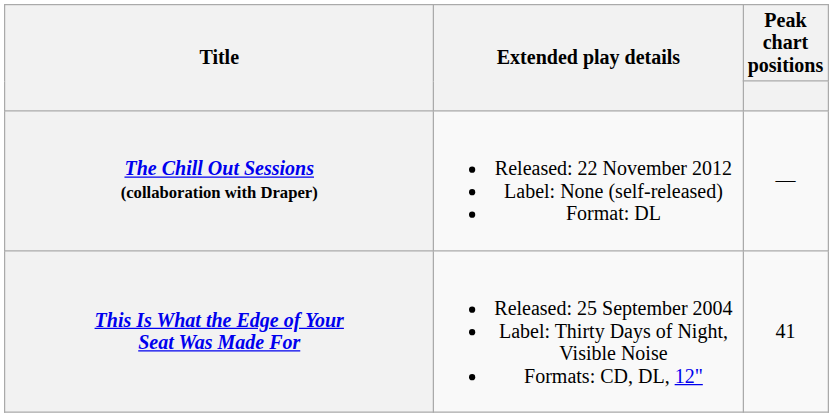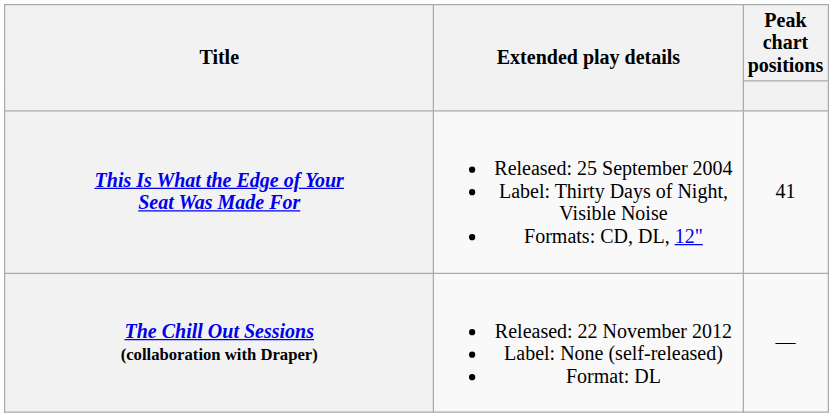rows swapped: (219, 330) <-> (219, 180)
